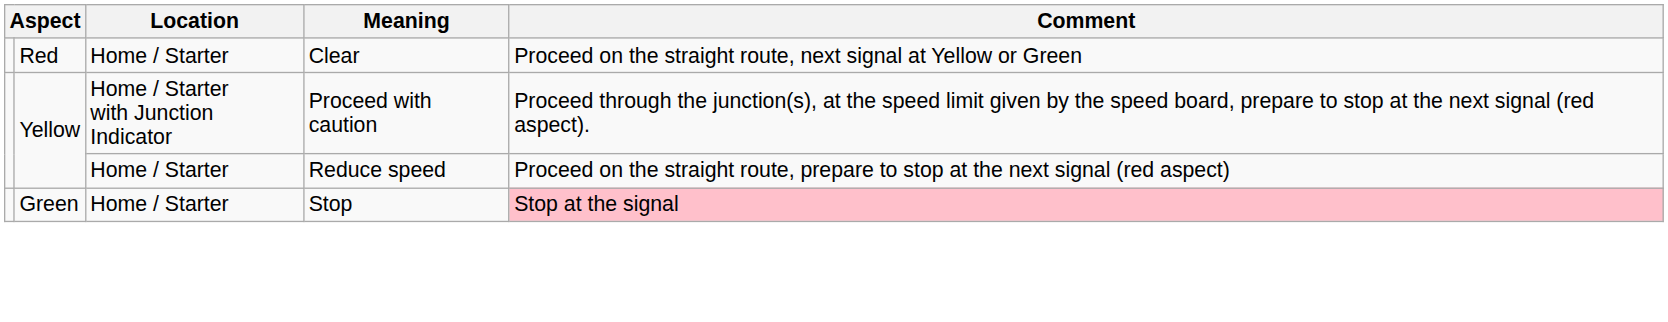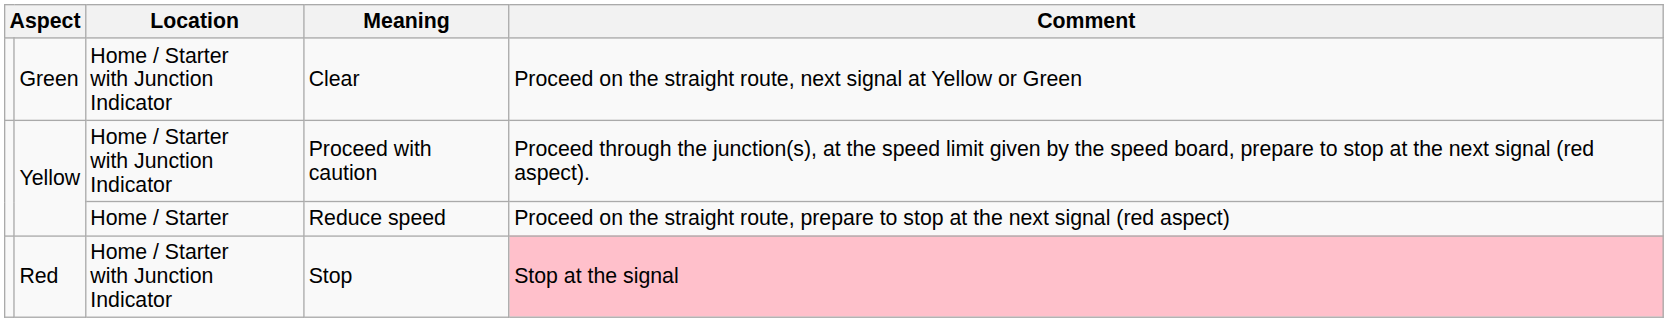(39, 55) Red -> (49, 79) Green
(160, 55) Home / Starter -> (160, 79) Home / Starter with Junction Indicator
(49, 204) Green -> (39, 276) Red
(160, 204) Home / Starter -> (160, 276) Home / Starter with Junction Indicator
